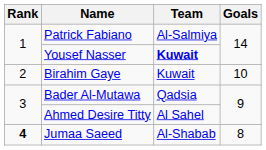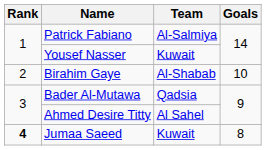(177, 54) bold -> (176, 54) normal
(176, 74) Kuwait -> (186, 74) Al-Shabab
(186, 134) Al-Shabab -> (176, 134) Kuwait
